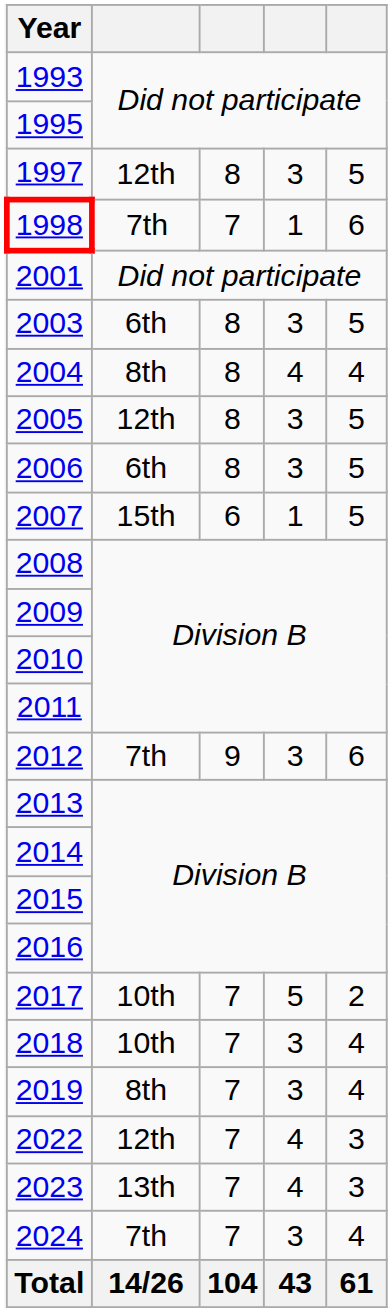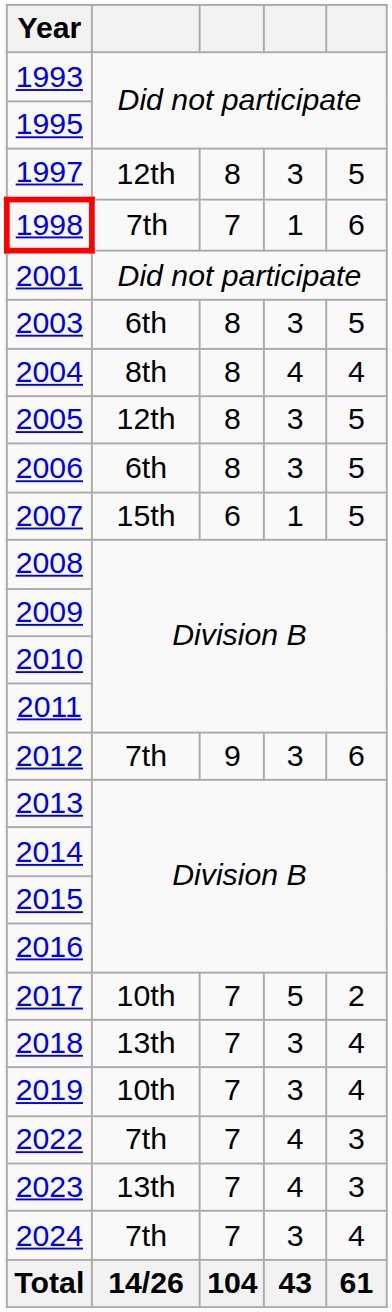(146, 1043) 10th -> (146, 1043) 13th
(146, 1091) 8th -> (146, 1091) 10th
(146, 1139) 12th -> (146, 1139) 7th
